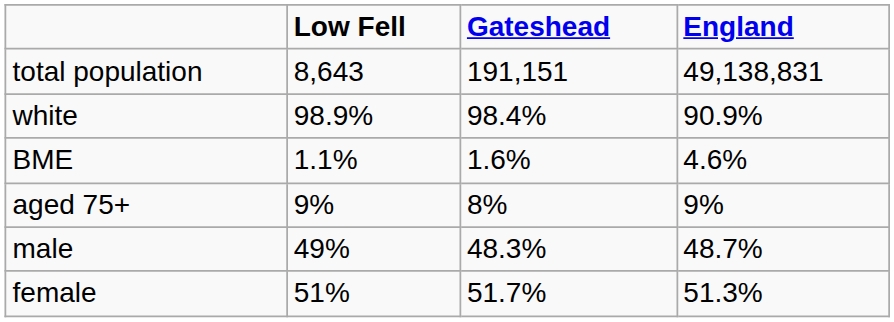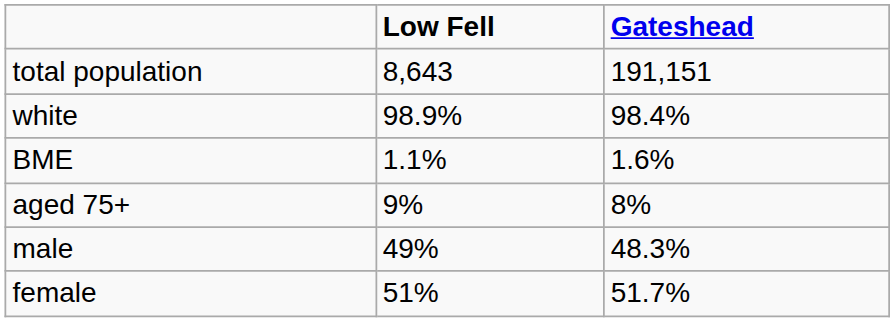- column: (739, 26)
